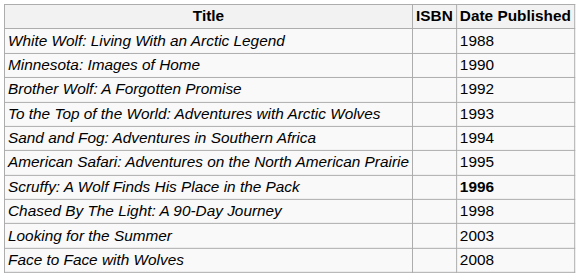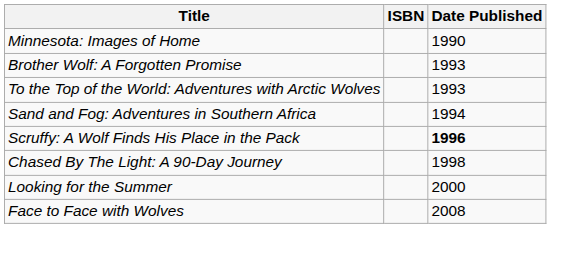- row: (146, 41)
(477, 89) 1992 -> (448, 65) 1993
- row: (209, 162)
(477, 235) 2003 -> (448, 187) 2000
